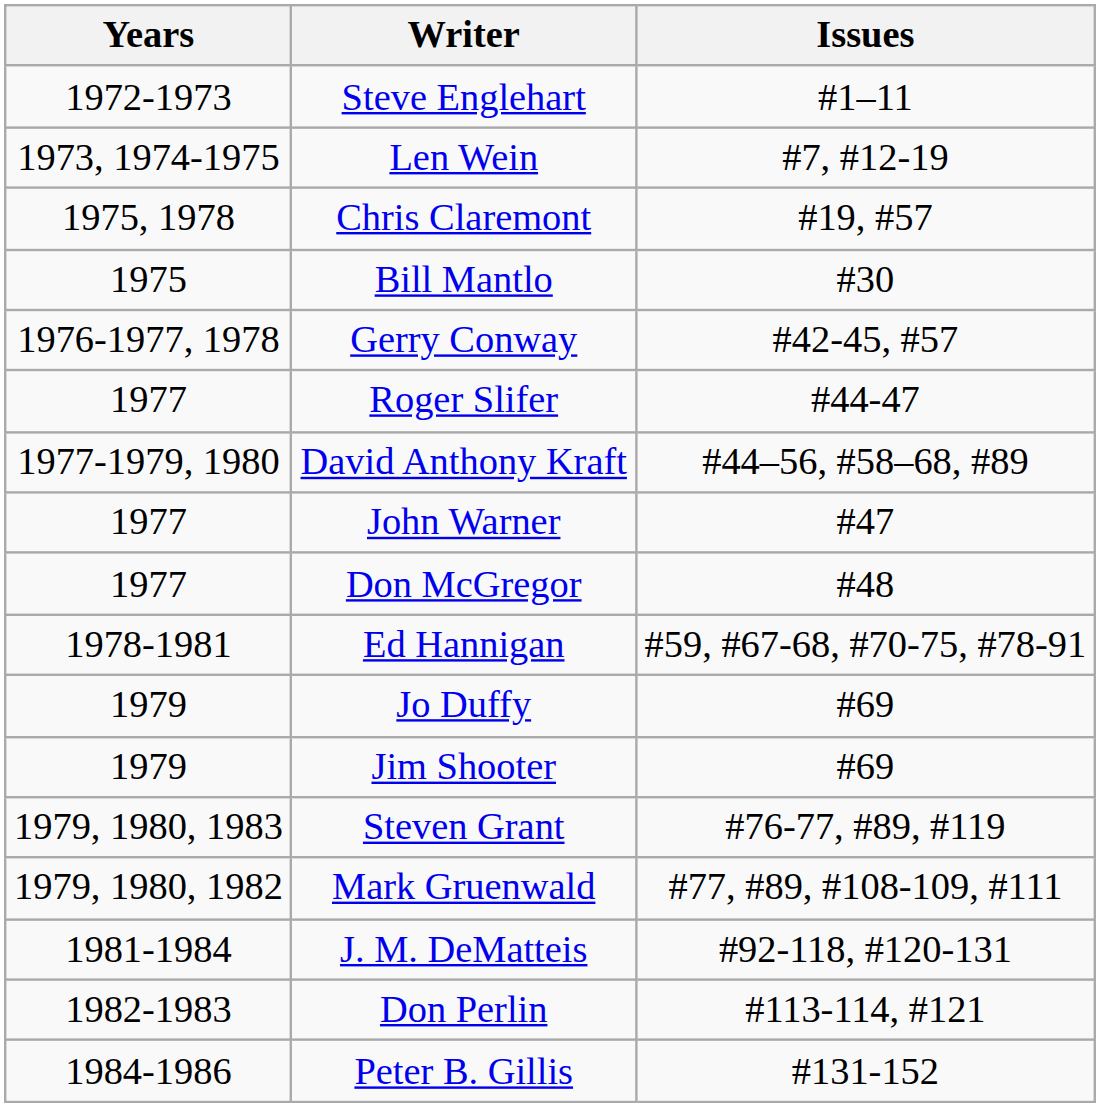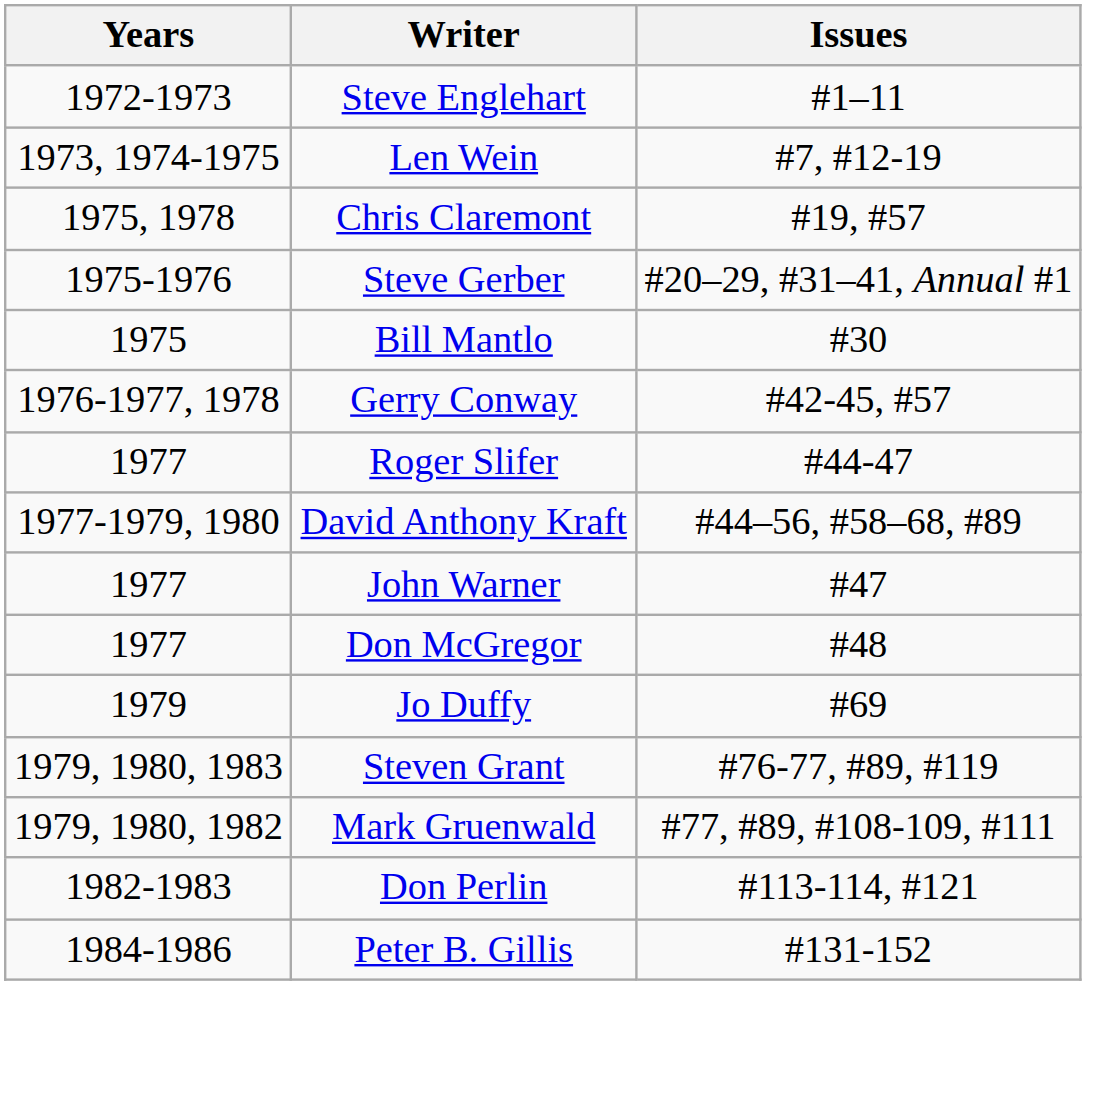+ row: (464, 278)
- row: (464, 643)
- row: (464, 765)
- row: (464, 948)
